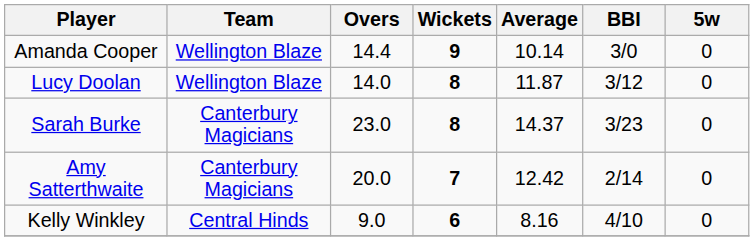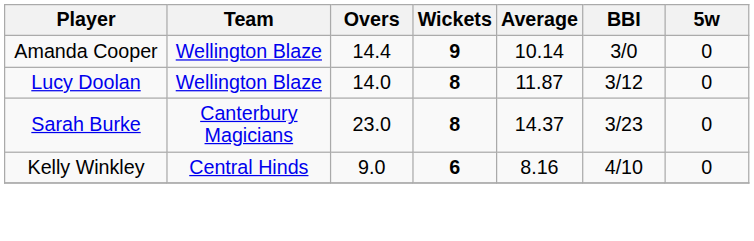- row: (86, 178)
